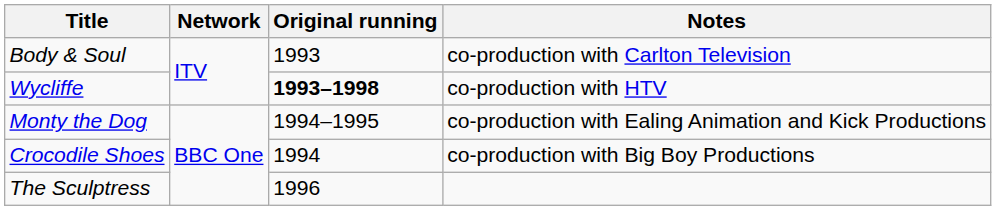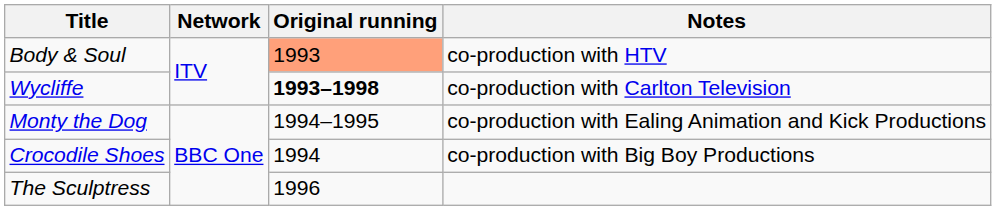(297, 54) no background -> (297, 54) lightsalmon background
(619, 54) co-production with Carlton Television -> (557, 54) co-production with HTV
(557, 88) co-production with HTV -> (619, 88) co-production with Carlton Television
